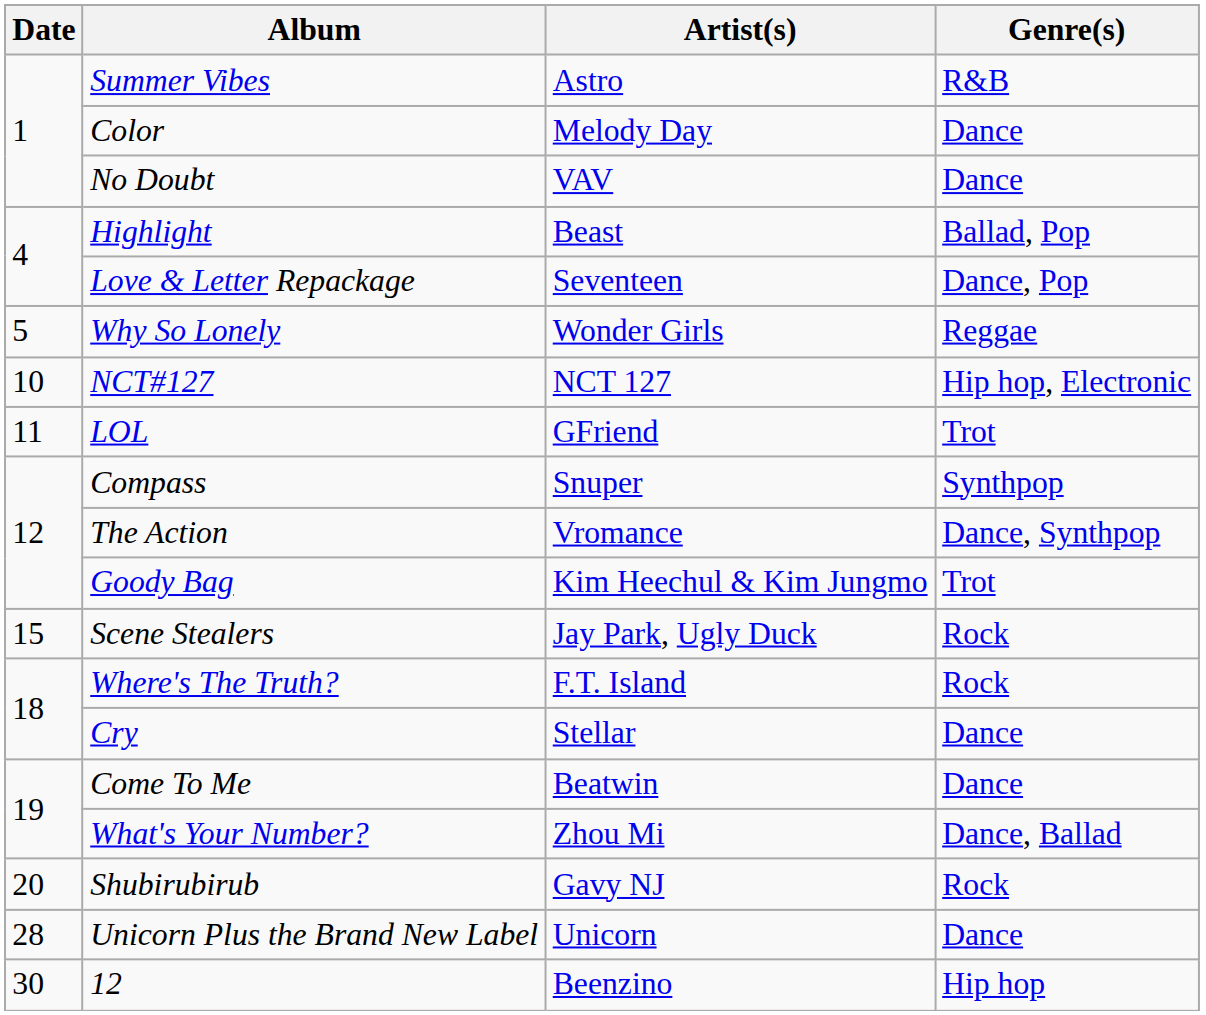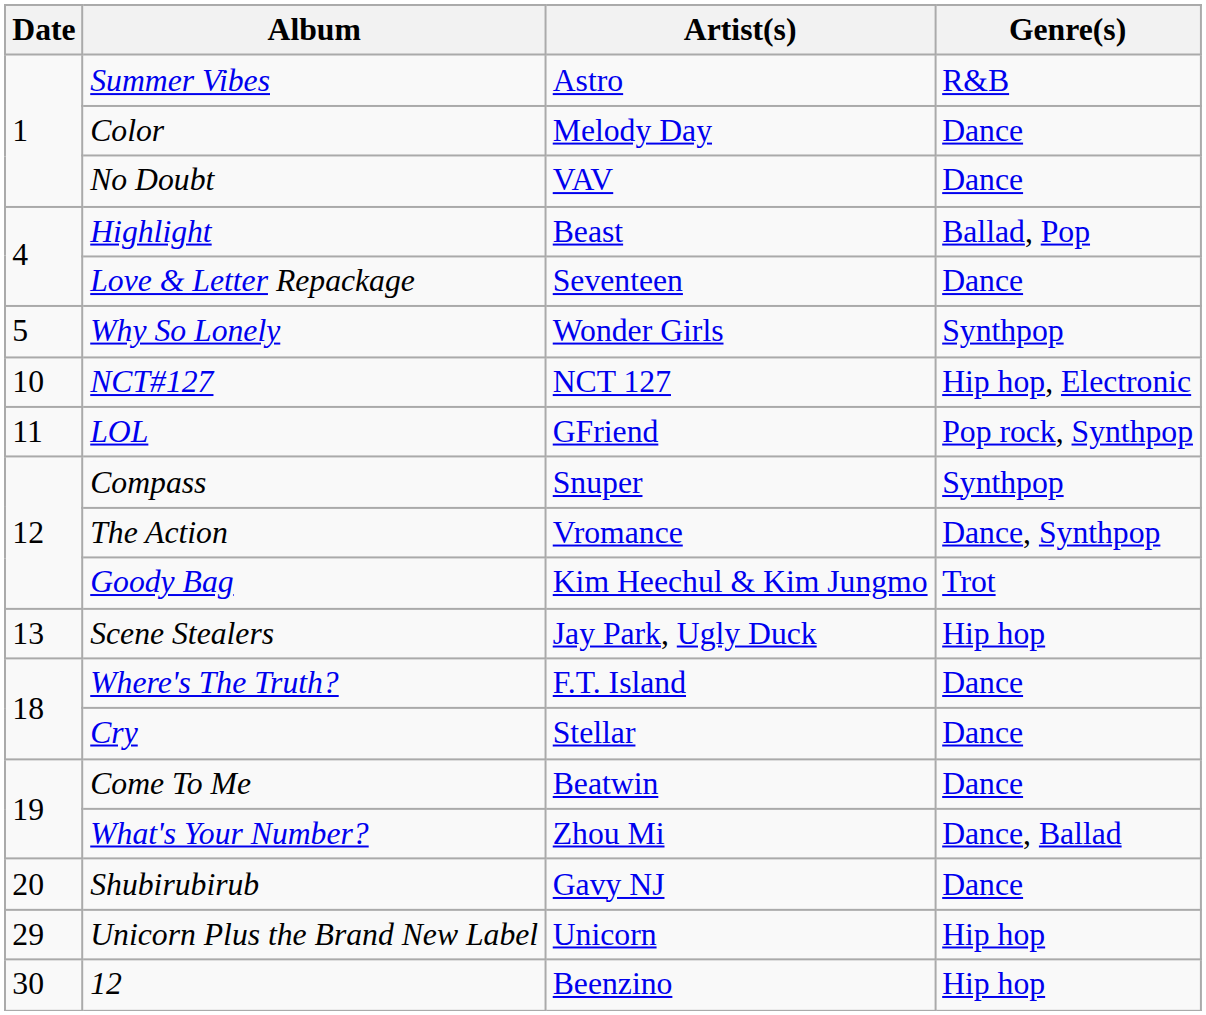(1015, 280) Dance, Pop -> (983, 280) Dance
(990, 331) Reggae -> (1003, 331) Synthpop
(969, 431) Trot -> (1068, 431) Pop rock, Synthpop
(28, 632) 15 -> (28, 632) 13
(976, 632) Rock -> (994, 632) Hip hop
(976, 682) Rock -> (983, 682) Dance
(976, 883) Rock -> (983, 883) Dance
(28, 933) 28 -> (28, 933) 29
(983, 933) Dance -> (994, 933) Hip hop
